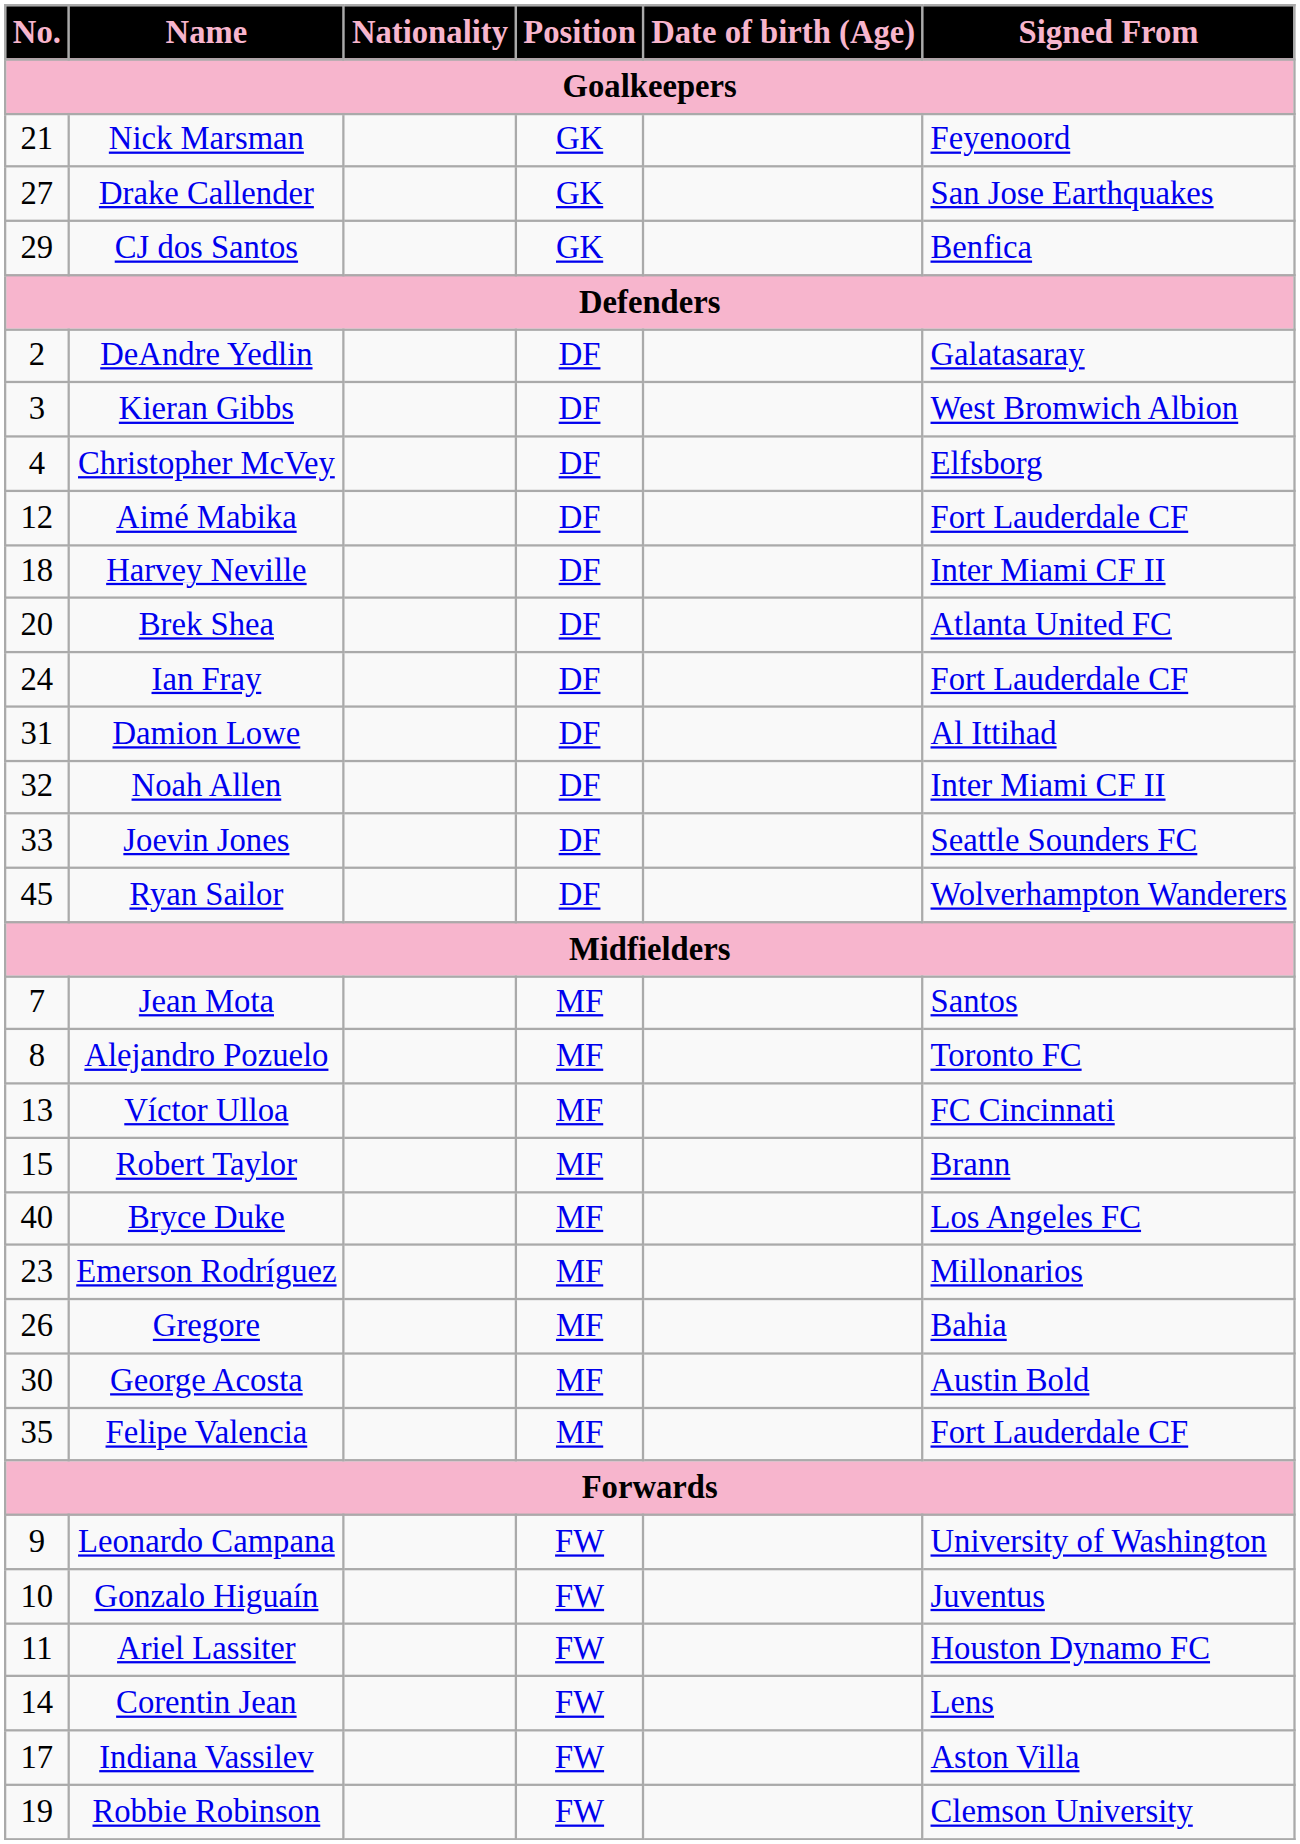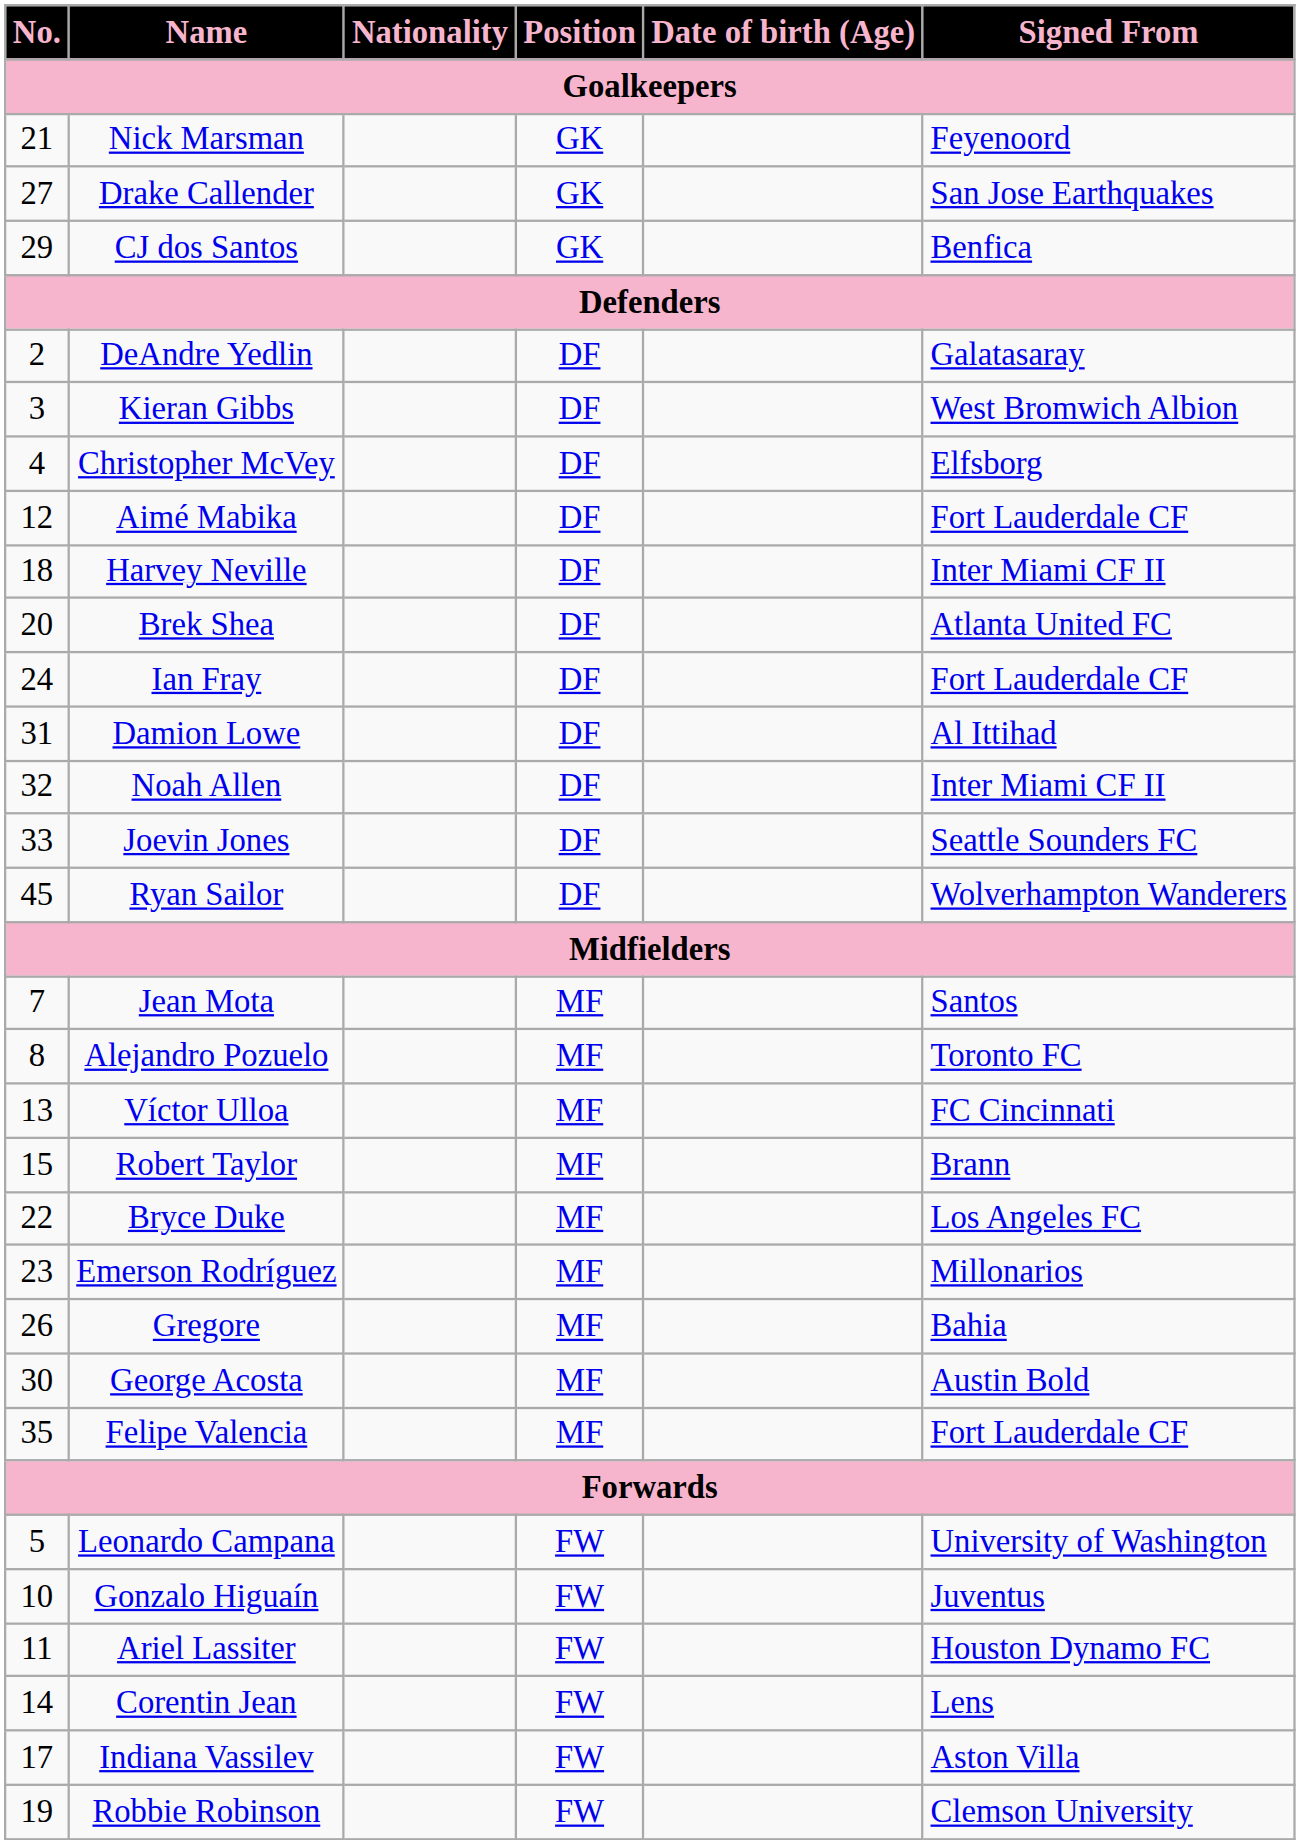(37, 1217) 40 -> (37, 1217) 22
(37, 1541) 9 -> (37, 1541) 5
